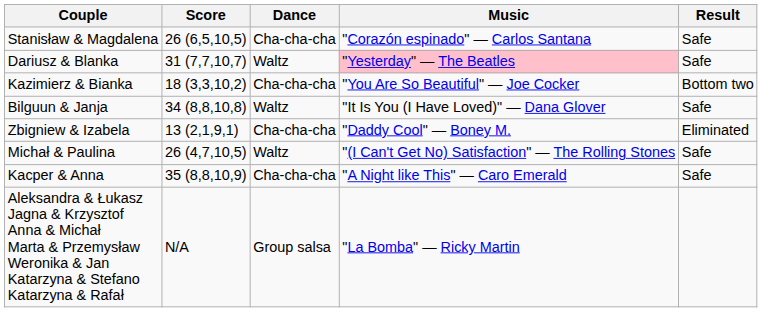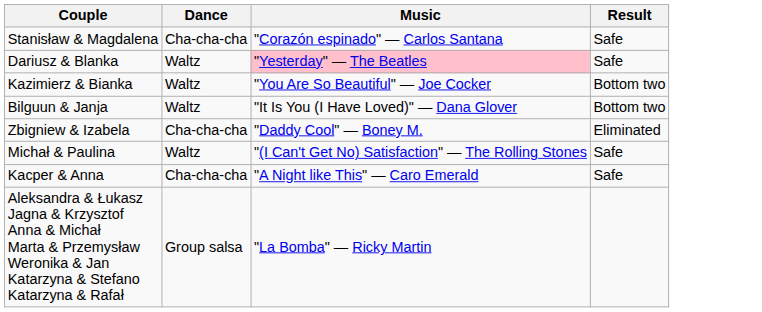- column: (206, 15)
(294, 84) Cha-cha-cha -> (183, 84) Waltz
(697, 107) Safe -> (629, 107) Bottom two
